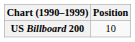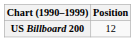(111, 28) 10 -> (111, 28) 12
